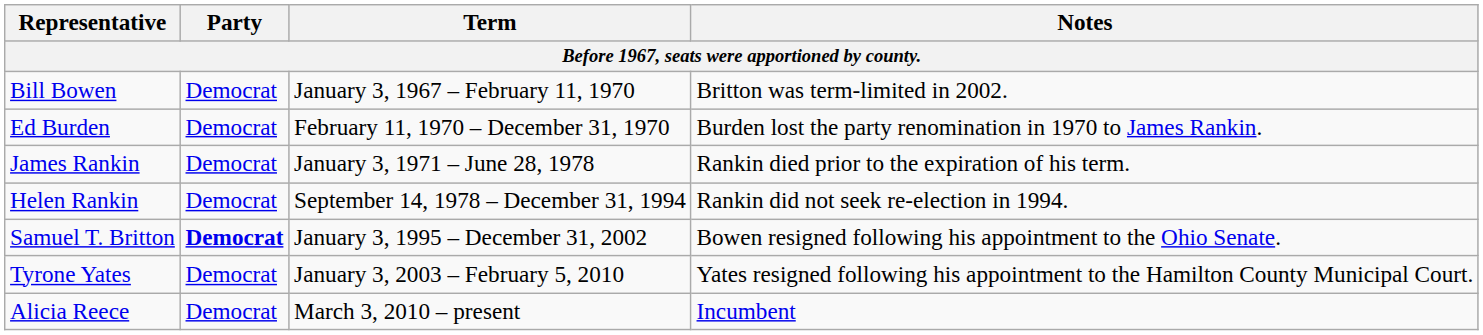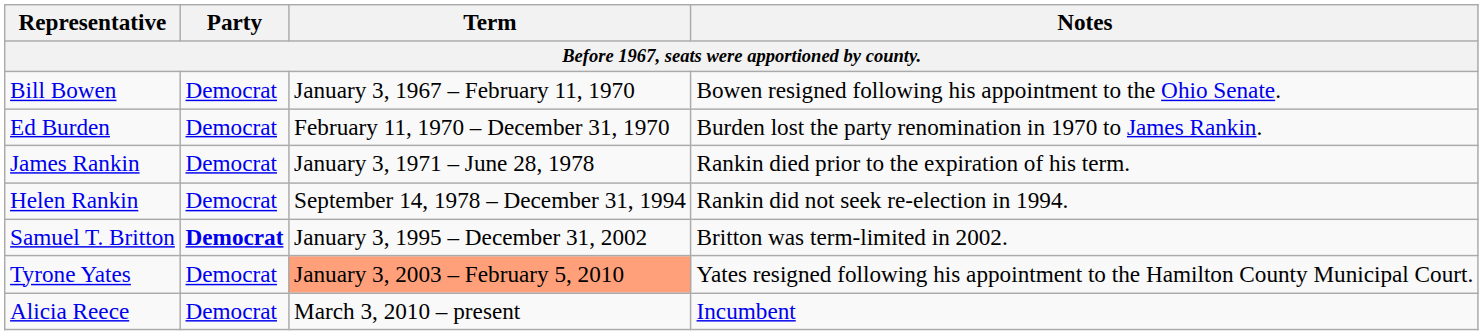(852, 90) Britton was term-limited in 2002. -> (989, 90) Bowen resigned following his appointment to the Ohio Senate.
(989, 237) Bowen resigned following his appointment to the Ohio Senate. -> (852, 237) Britton was term-limited in 2002.
(459, 274) no background -> (459, 274) lightsalmon background
